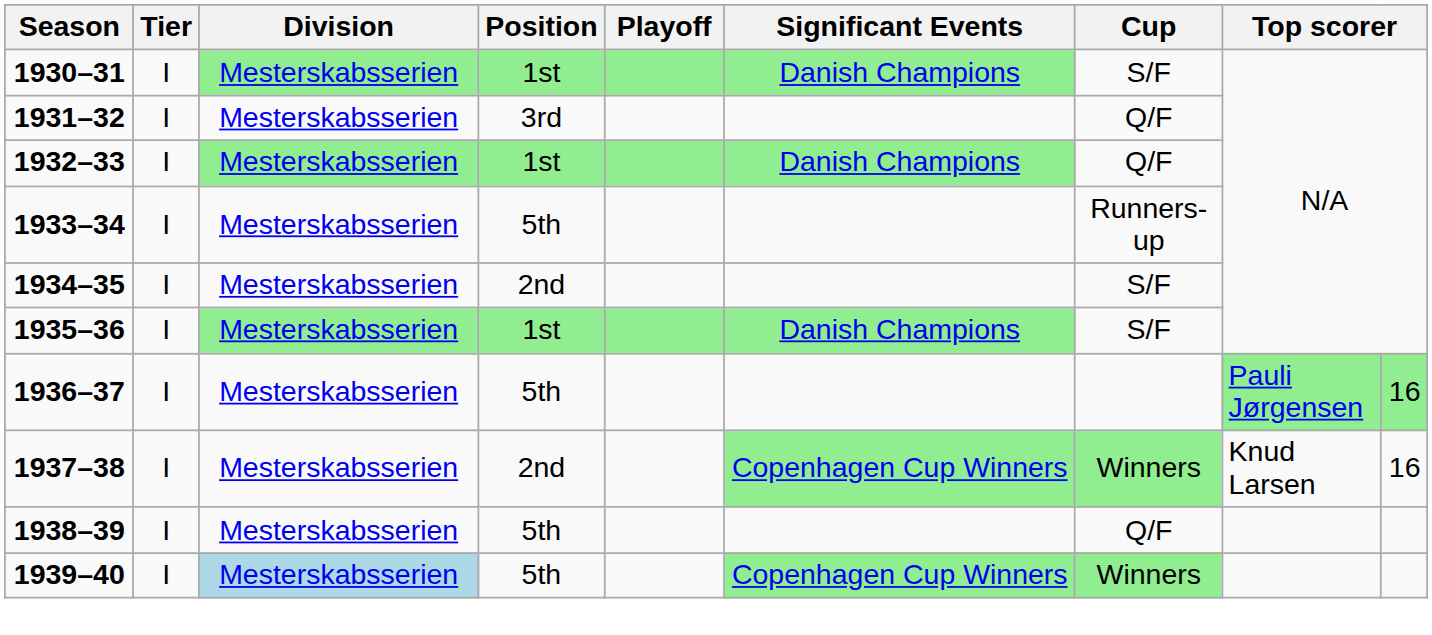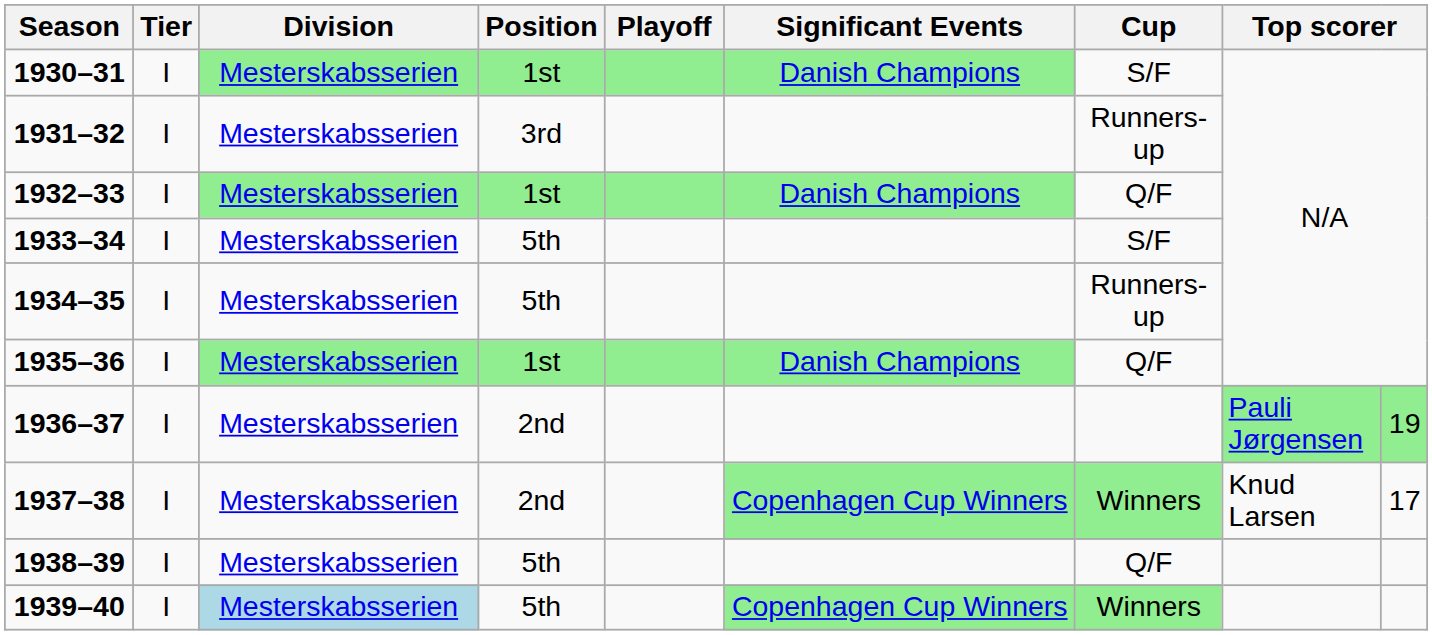(1149, 117) Q/F -> (1149, 133) Runners-up
(1149, 223) Runners-up -> (1149, 239) S/F
(541, 284) 2nd -> (541, 300) 5th
(1149, 284) S/F -> (1149, 300) Runners-up
(1149, 330) S/F -> (1149, 362) Q/F
(541, 391) 5th -> (541, 423) 2nd
(1405, 391) 16 -> (1405, 423) 19
(1405, 468) 16 -> (1405, 500) 17
